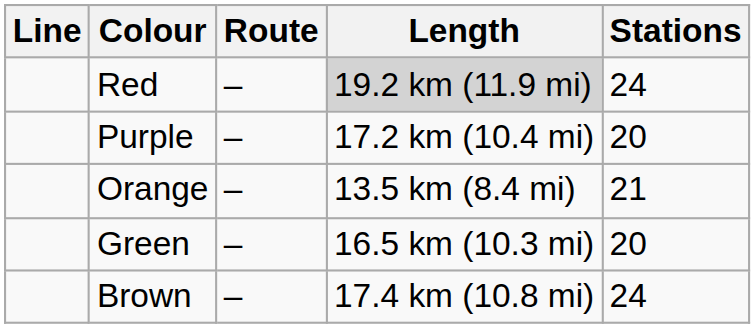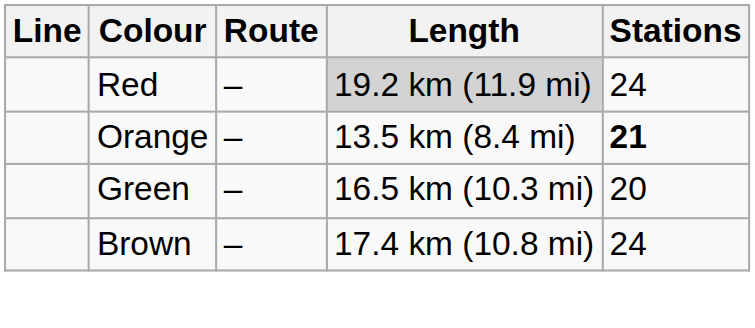- row: (145, 137)
(628, 190) normal -> (628, 137) bold
